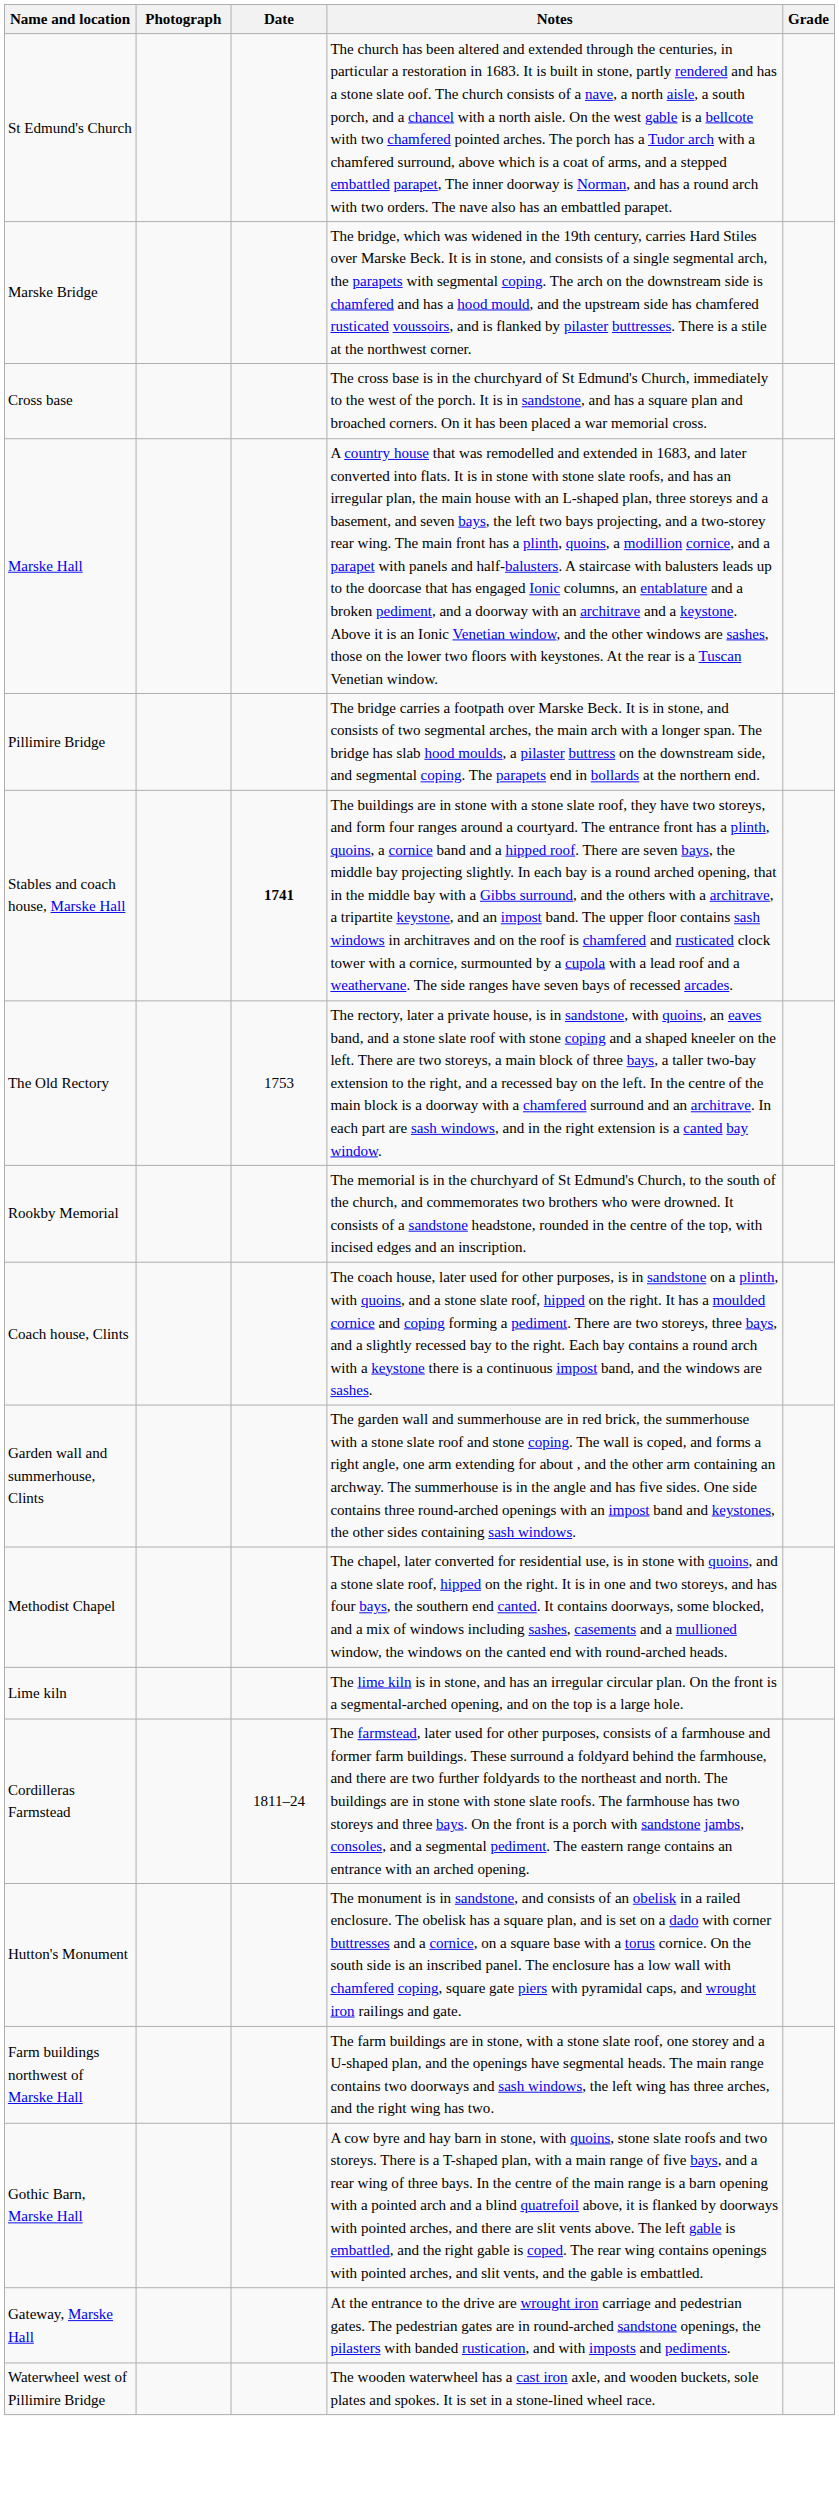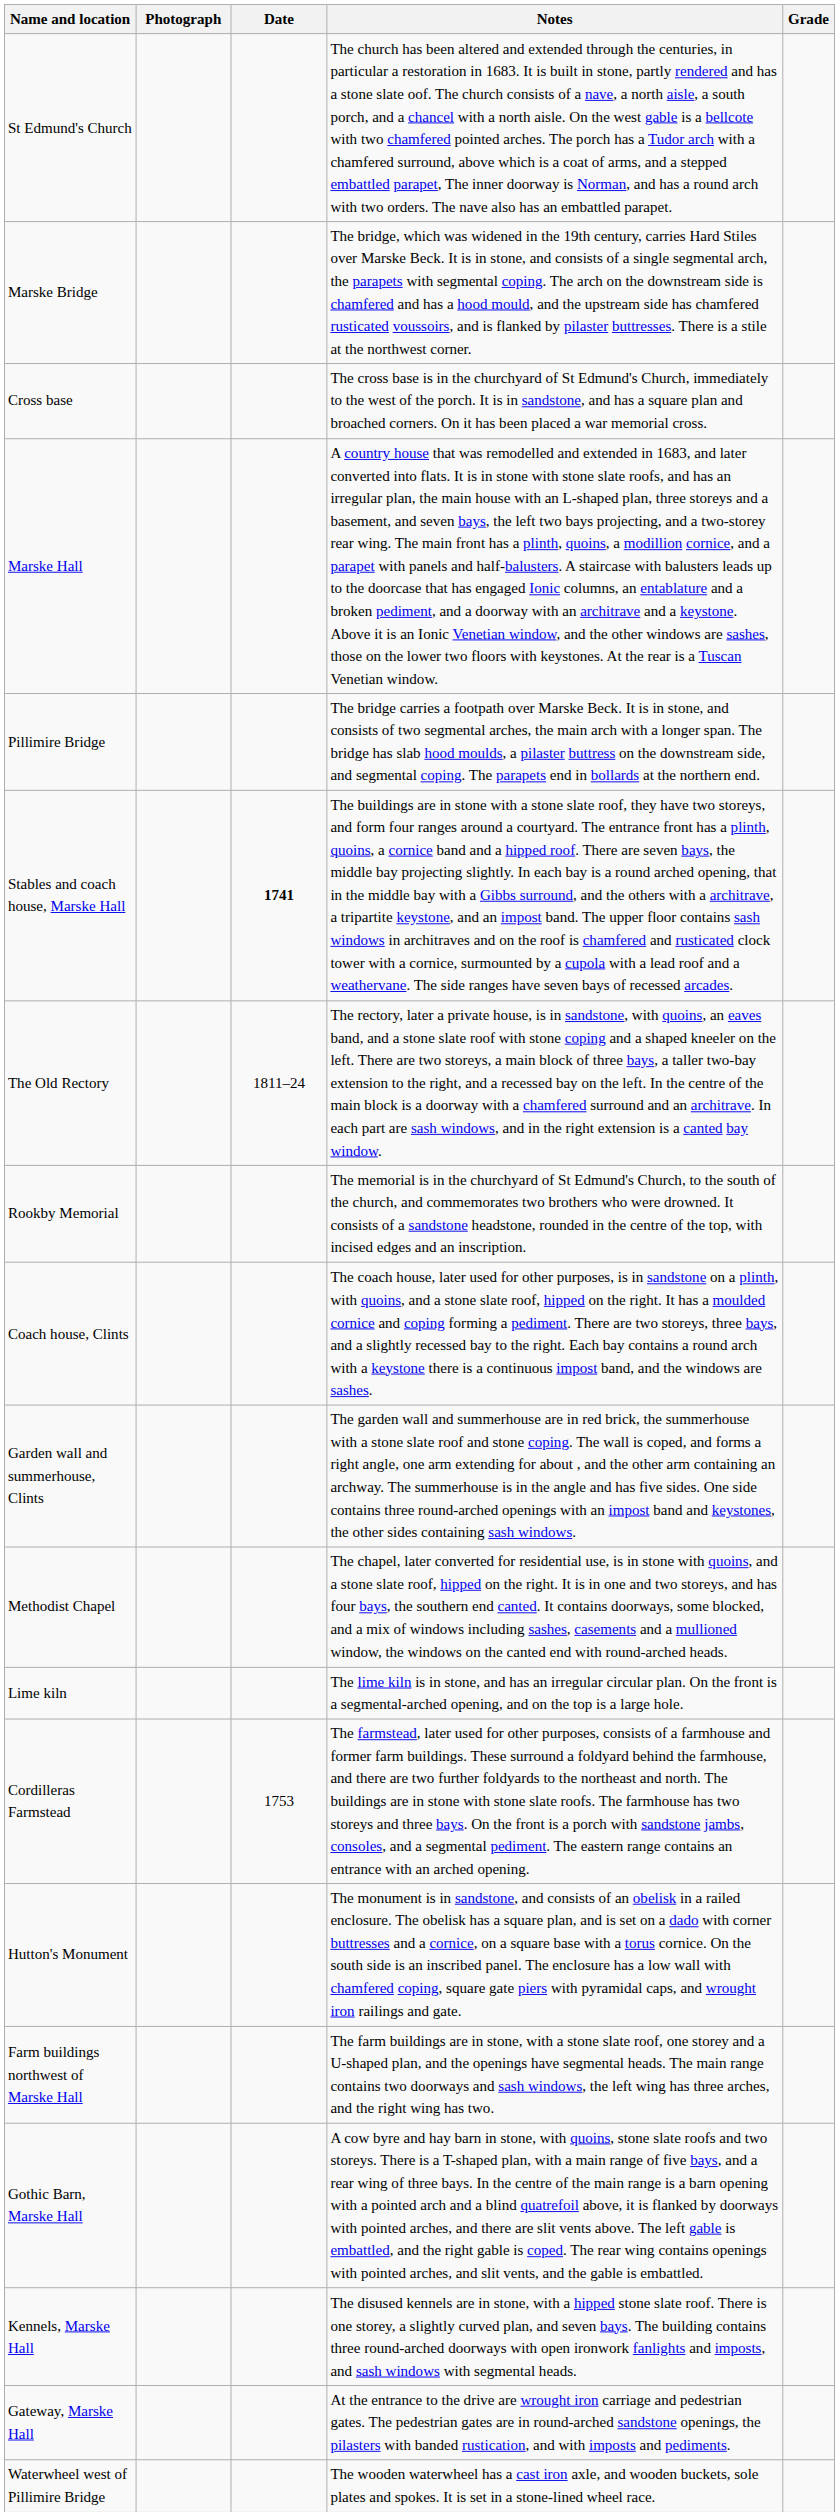(279, 1082) 1753 -> (279, 1082) 1811–24
(279, 1801) 1811–24 -> (279, 1801) 1753
+ row: (59, 2336)
